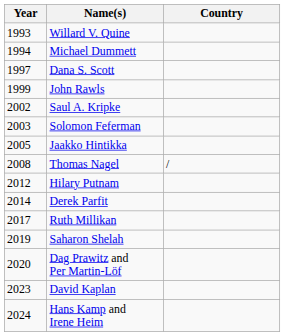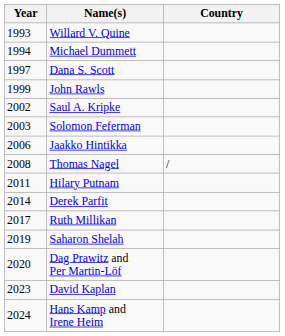(19, 145) 2005 -> (19, 145) 2006
(19, 182) 2012 -> (19, 182) 2011
